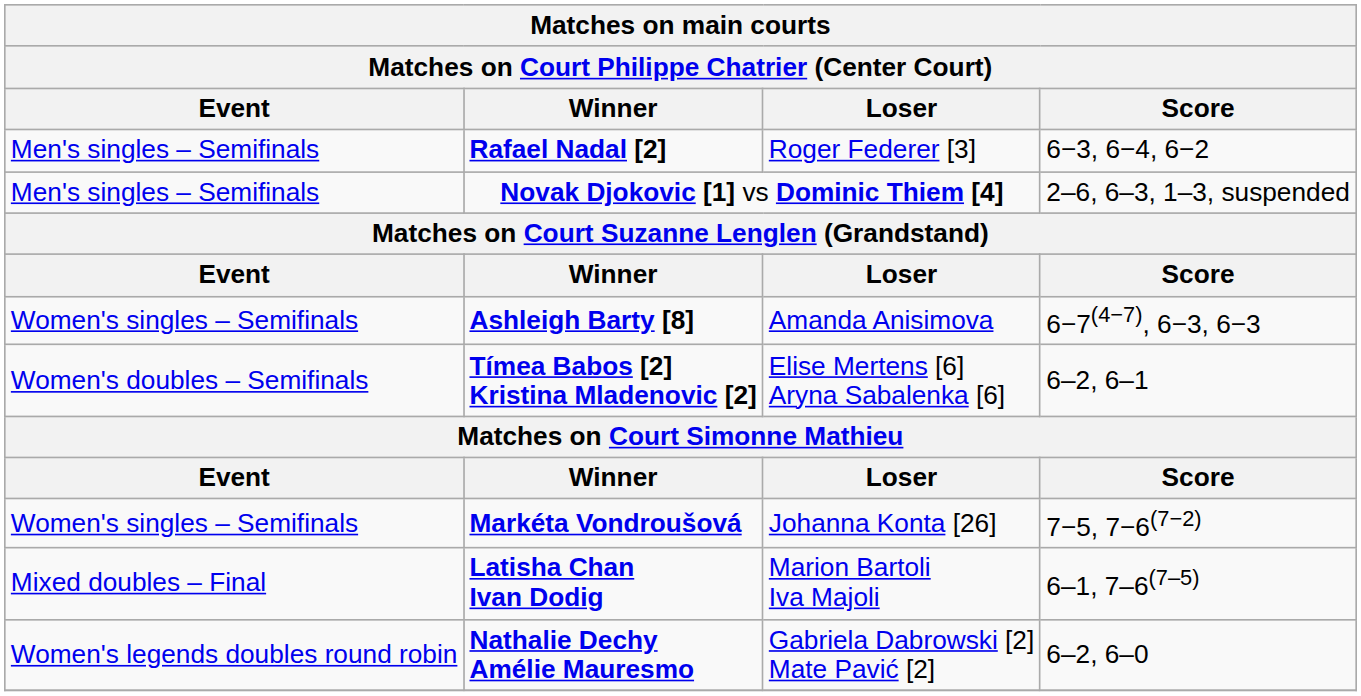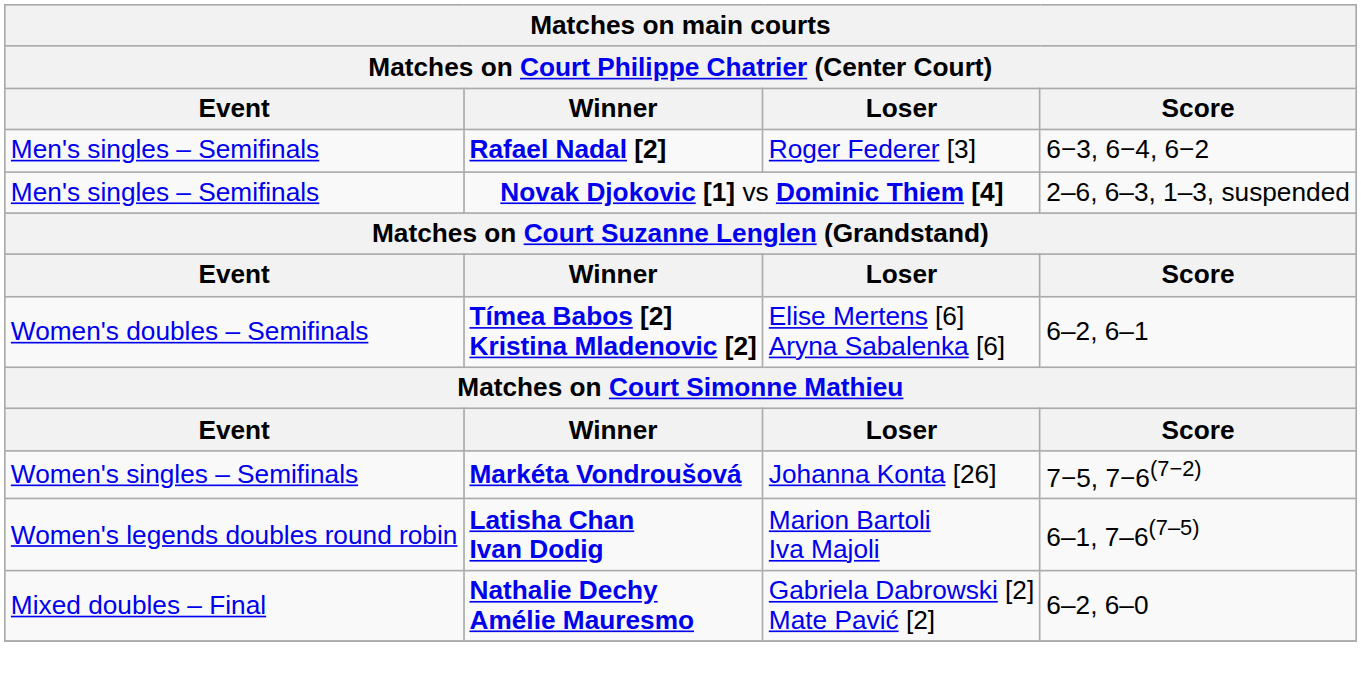- row: (582, 320)
(138, 583) Mixed doubles – Final -> (234, 534) Women's legends doubles round robin
(234, 654) Women's legends doubles round robin -> (138, 605) Mixed doubles – Final
